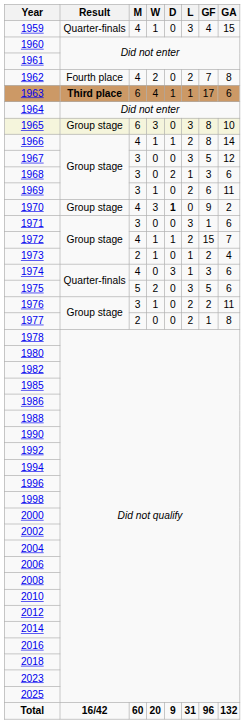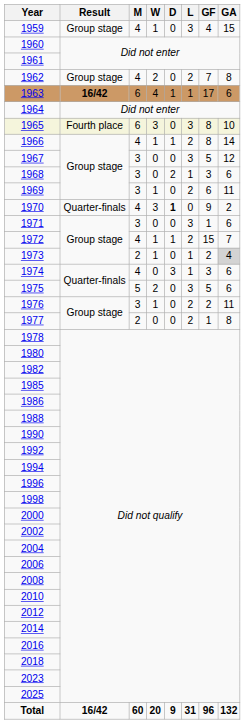(95, 28) Quarter-finals -> (95, 28) Group stage
(95, 77) Fourth place -> (95, 77) Group stage
(95, 93) Third place -> (95, 93) 16/42
(95, 126) Group stage -> (95, 126) Fourth place
(95, 207) Group stage -> (95, 207) Quarter-finals
(229, 256) no background -> (229, 256) lightgrey background
